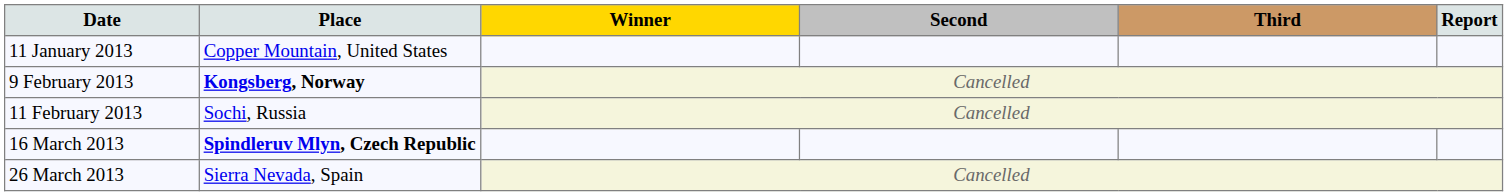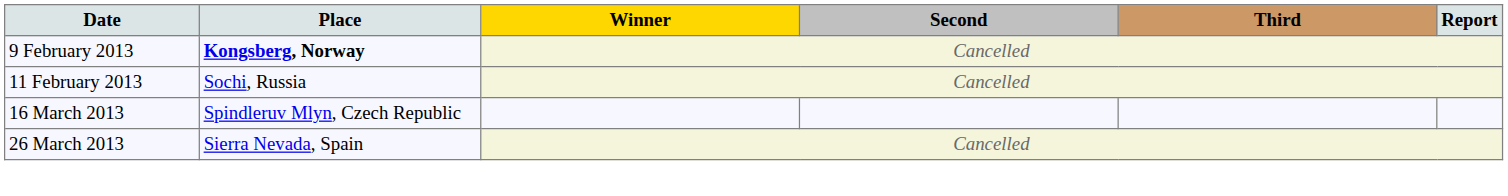- row: (71, 50)
(340, 144) bold -> (332, 112) normal
